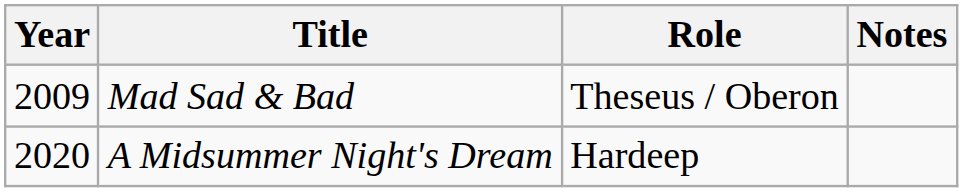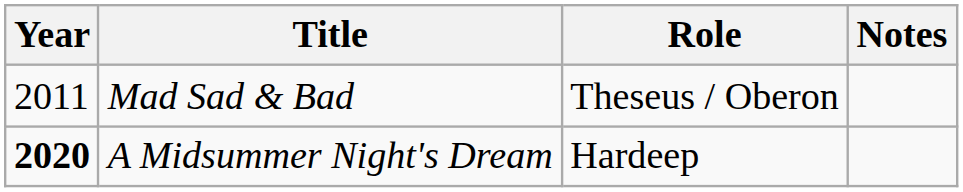(52, 95) 2009 -> (51, 95) 2011
(52, 155) normal -> (52, 155) bold
